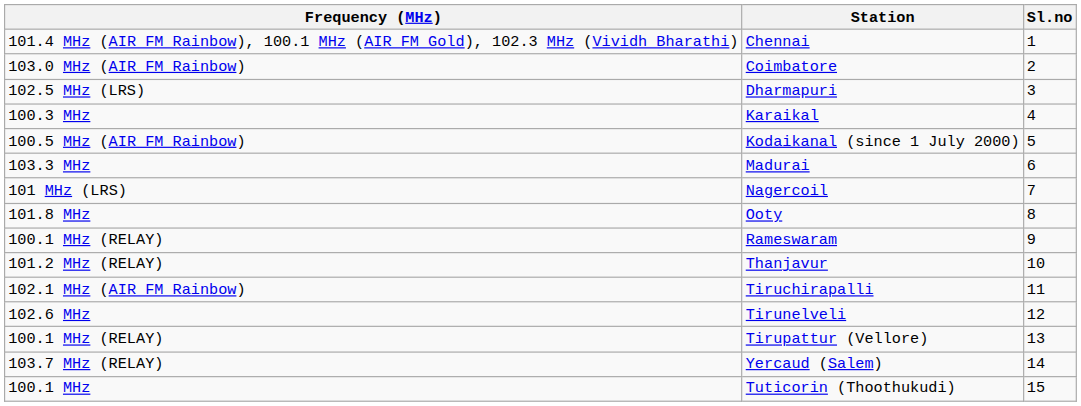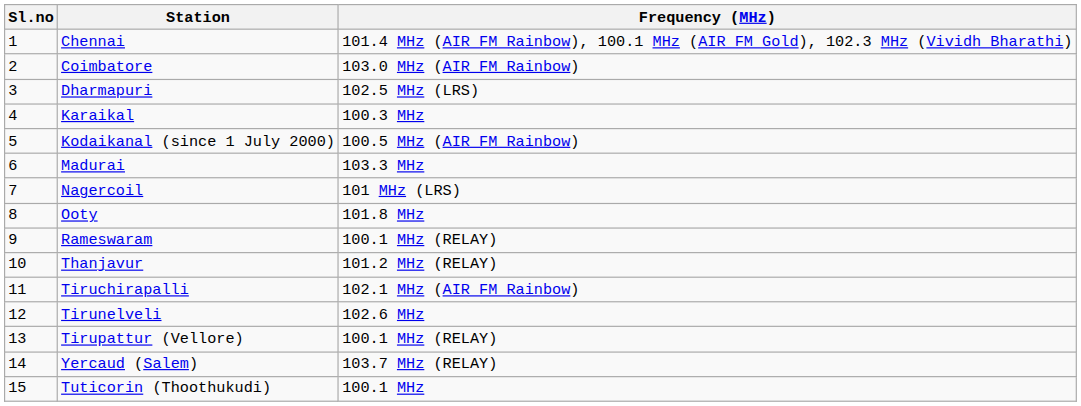columns swapped: (1050, 17) <-> (373, 17)
